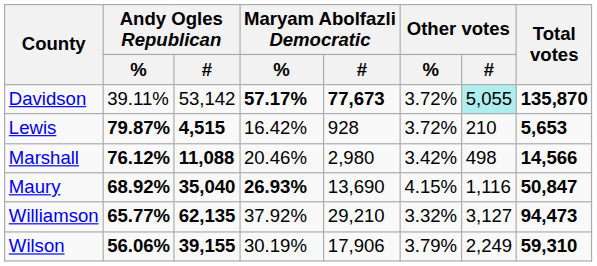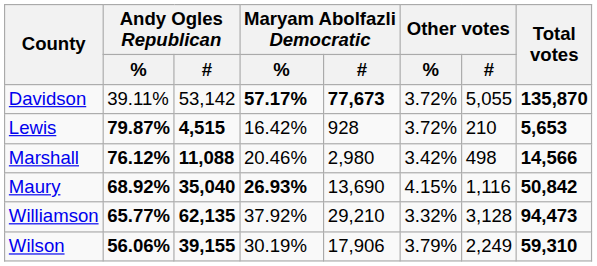(489, 98) paleturquoise background -> (489, 98) no background
(549, 187) 50,847 -> (549, 187) 50,842
(489, 216) 3,127 -> (489, 216) 3,128
